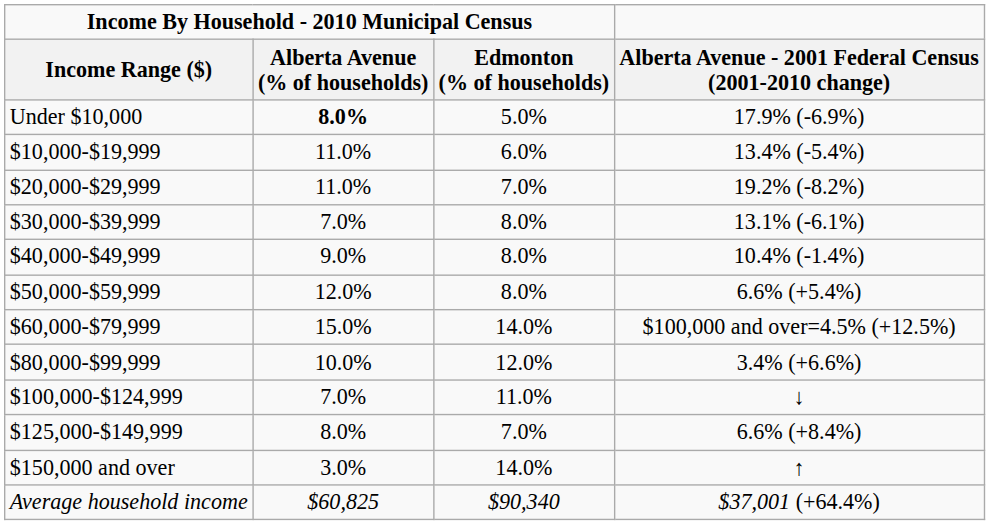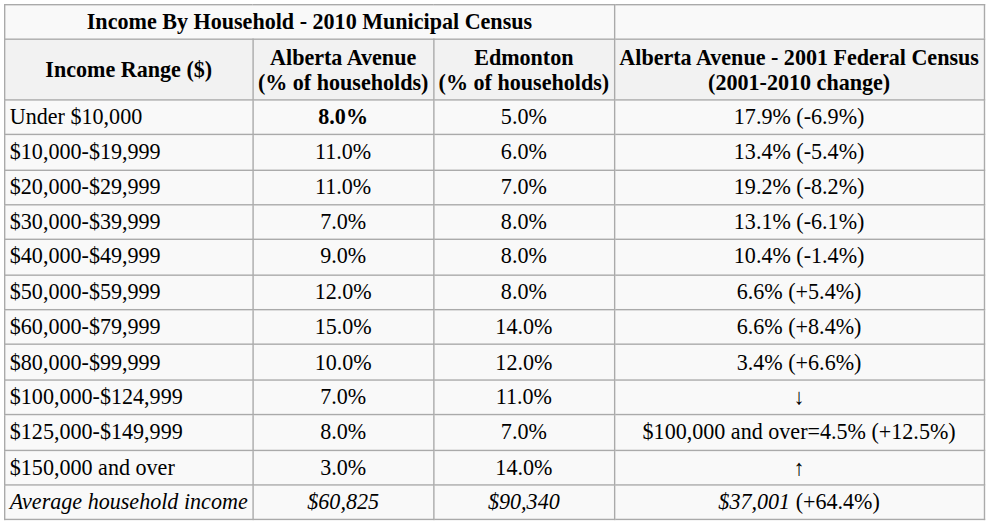(799, 326) $100,000 and over=4.5% (+12.5%) -> (799, 326) 6.6% (+8.4%)
(799, 432) 6.6% (+8.4%) -> (799, 432) $100,000 and over=4.5% (+12.5%)
